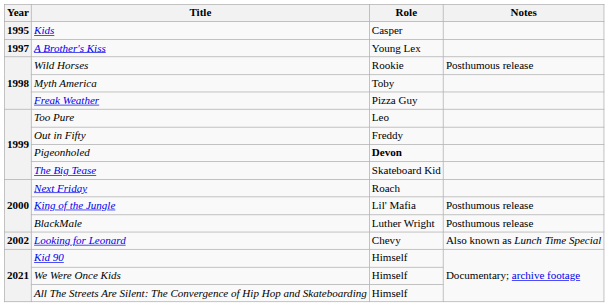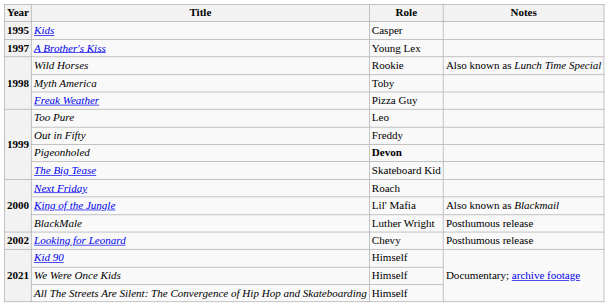(490, 65) Posthumous release -> (524, 65) Also known as Lunch Time Special
(490, 205) Posthumous release -> (502, 205) Also known as Blackmail
(524, 240) Also known as Lunch Time Special -> (490, 240) Posthumous release
